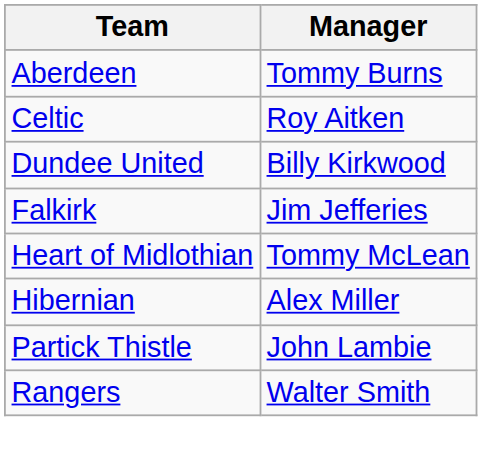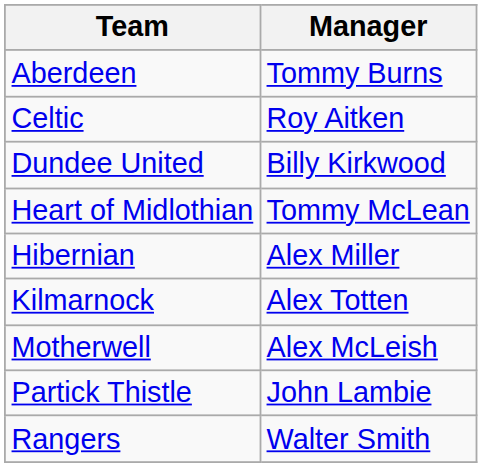- row: (54, 210)
+ row: (83, 301)
+ row: (81, 347)
